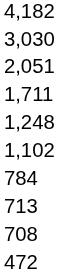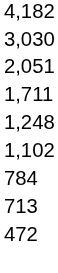- row: (21, 234)
